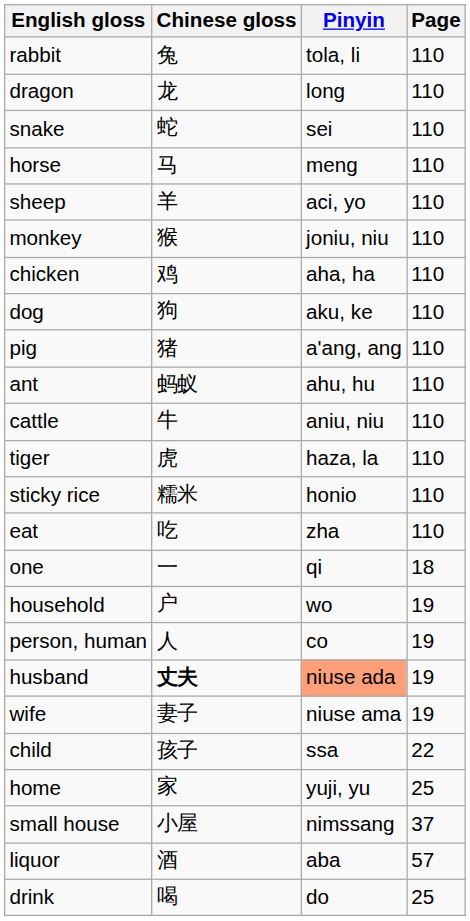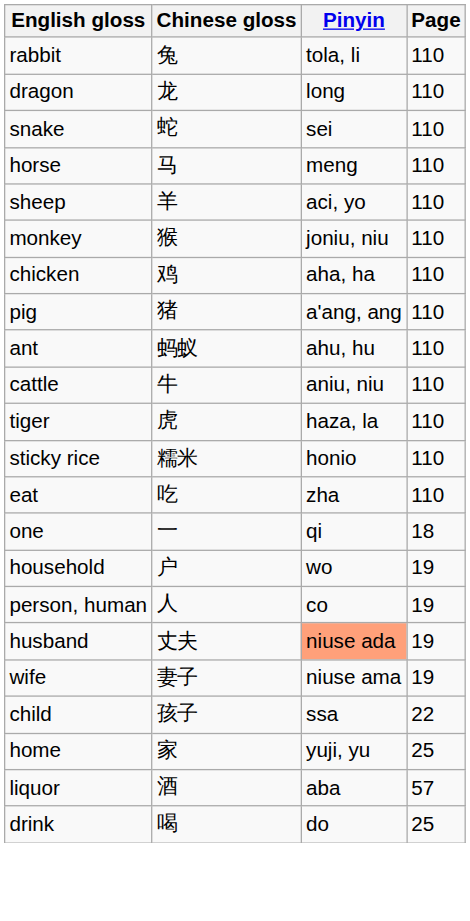- row: (27, 311)
(177, 677) bold -> (177, 640) normal
- row: (64, 824)
